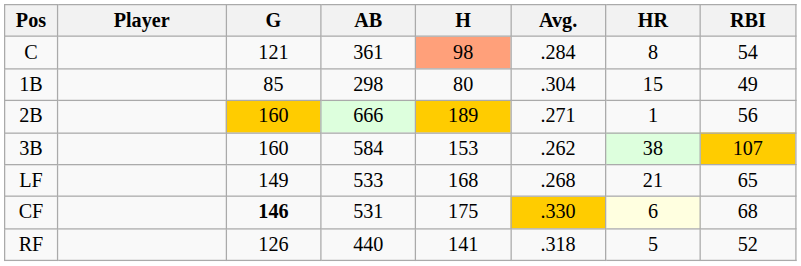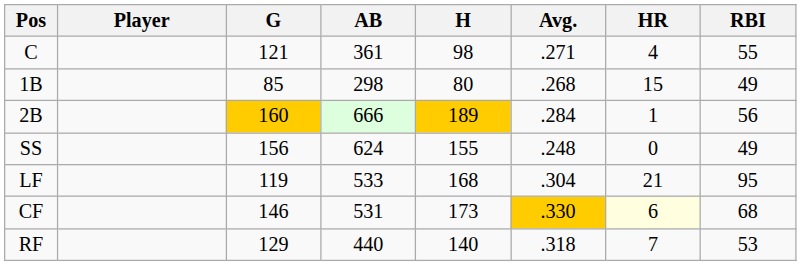(463, 52) lightsalmon background -> (463, 52) no background
(558, 52) .284 -> (558, 52) .271
(653, 52) 8 -> (653, 52) 4
(748, 52) 54 -> (748, 52) 55
(558, 84) .304 -> (558, 84) .268
(558, 116) .271 -> (558, 116) .284
+ row: (31, 148)
- row: (31, 148)
(273, 180) 149 -> (273, 180) 119
(558, 180) .268 -> (558, 180) .304
(748, 180) 65 -> (748, 180) 95
(273, 212) bold -> (273, 212) normal
(463, 212) 175 -> (463, 212) 173
(273, 244) 126 -> (273, 244) 129
(463, 244) 141 -> (463, 244) 140
(653, 244) 5 -> (653, 244) 7
(748, 244) 52 -> (748, 244) 53
